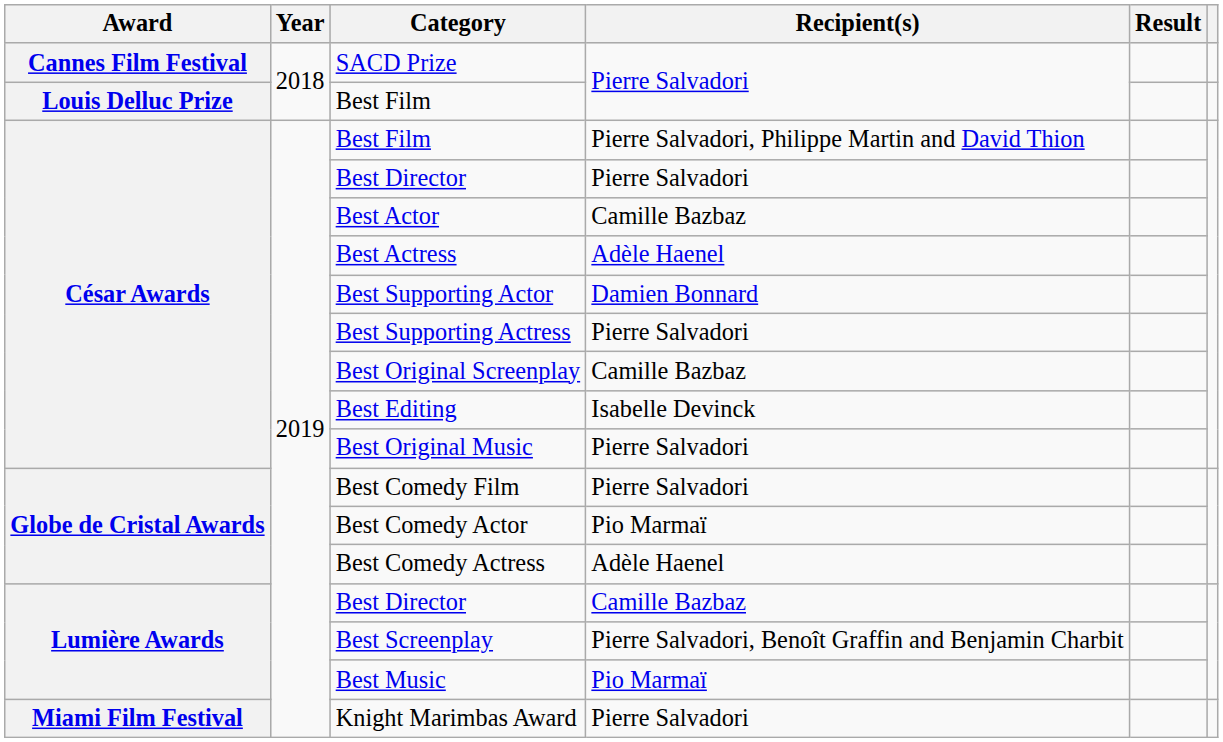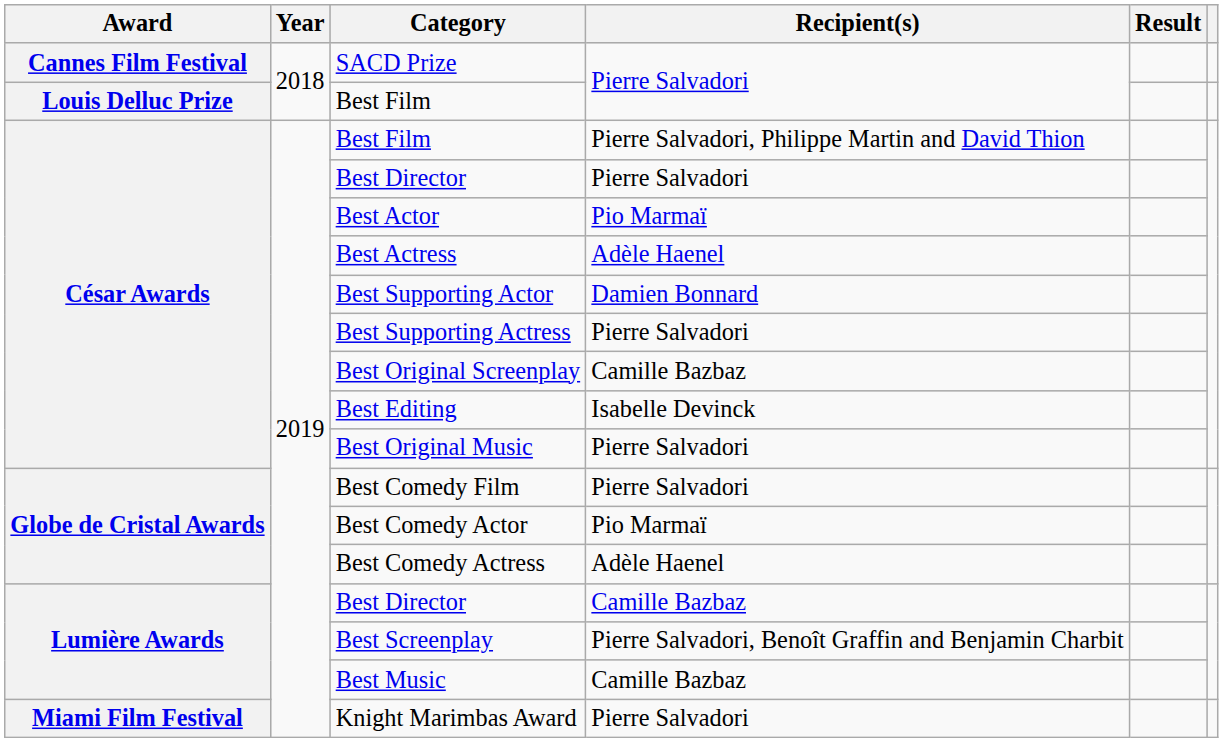(669, 216) Camille Bazbaz -> (649, 216) Pio Marmaï
(649, 679) Pio Marmaï -> (669, 679) Camille Bazbaz
